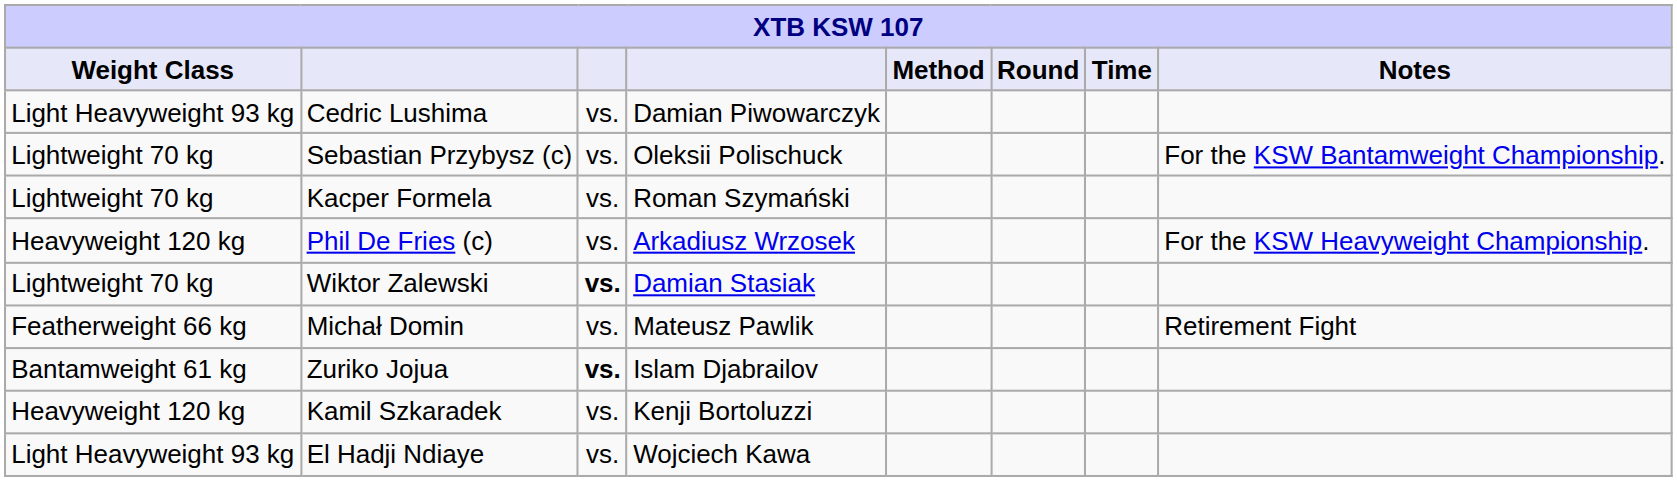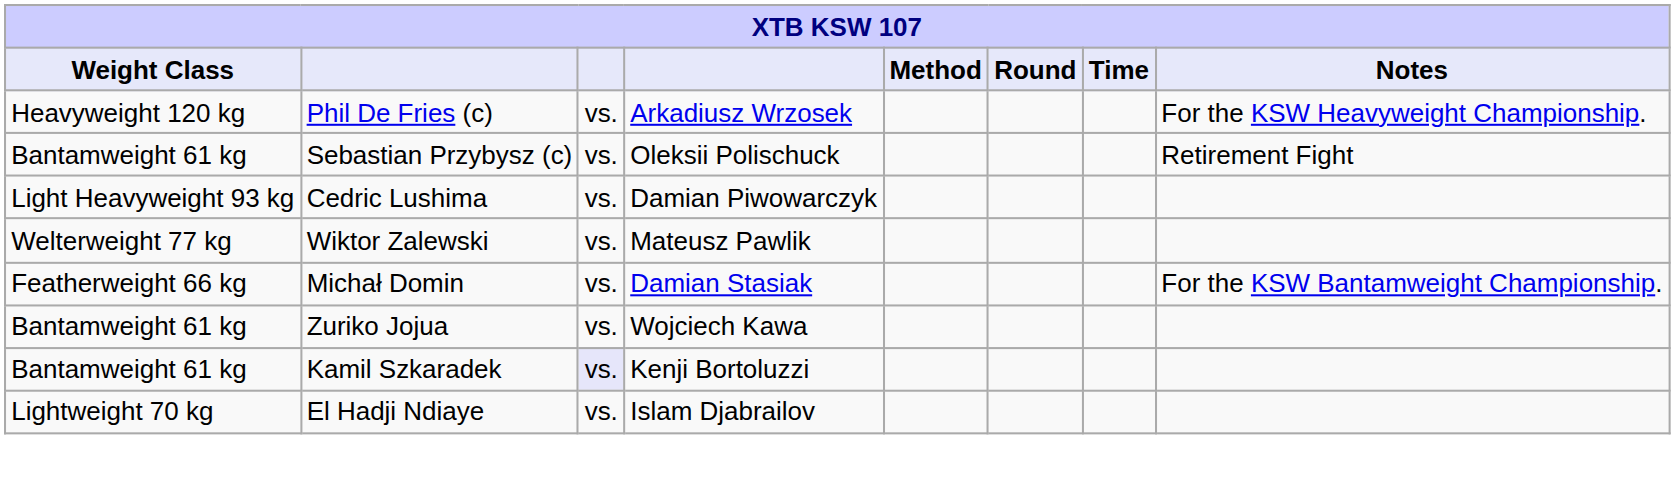rows swapped: (400, 240) <-> (397, 112)
(112, 155) Lightweight 70 kg -> (129, 155) Bantamweight 61 kg
(1415, 155) For the KSW Bantamweight Championship. -> (1257, 155) Retirement Fight
- row: (399, 198)
(112, 283) Lightweight 70 kg -> (121, 240) Welterweight 77 kg
(603, 283) bold -> (601, 240) normal
(724, 283) Damian Stasiak -> (720, 240) Mateusz Pawlik
(723, 326) Mateusz Pawlik -> (721, 283) Damian Stasiak
(1260, 326) Retirement Fight -> (1412, 283) For the KSW Bantamweight Championship.
(603, 369) bold -> (601, 326) normal
(726, 369) Islam Djabrailov -> (719, 326) Wojciech Kawa
(128, 412) Heavyweight 120 kg -> (129, 369) Bantamweight 61 kg
(603, 412) no background -> (601, 369) lavender background
(153, 454) Light Heavyweight 93 kg -> (112, 412) Lightweight 70 kg
(722, 454) Wojciech Kawa -> (723, 412) Islam Djabrailov
